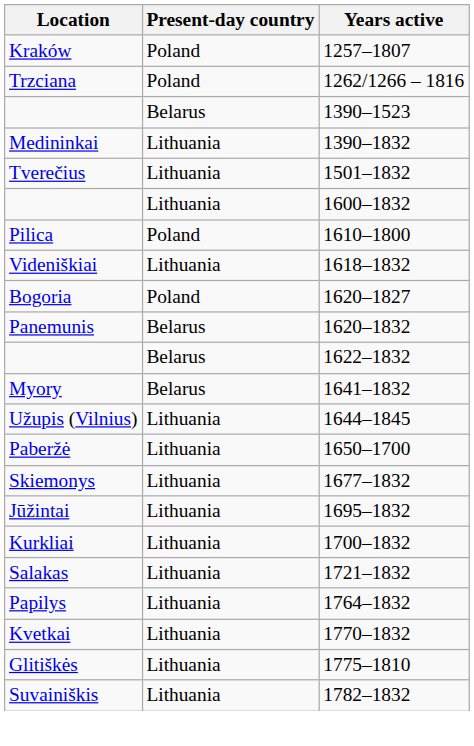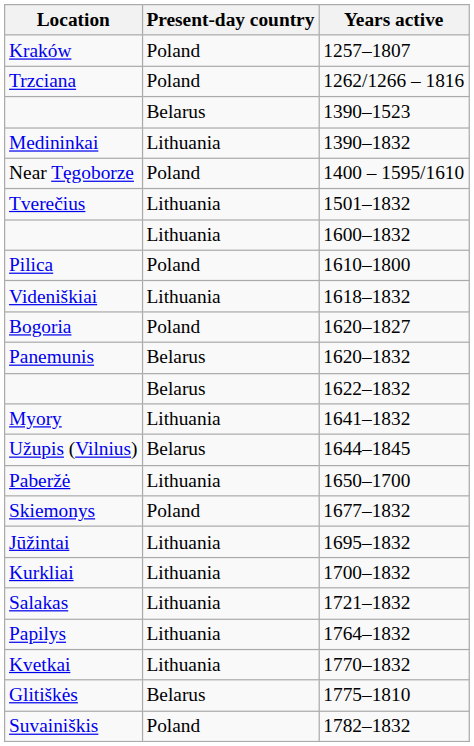+ row: (72, 173)
(176, 388) Belarus -> (184, 419) Lithuania
(184, 419) Lithuania -> (176, 449) Belarus
(184, 480) Lithuania -> (173, 511) Poland
(184, 664) Lithuania -> (176, 695) Belarus
(184, 695) Lithuania -> (173, 726) Poland
